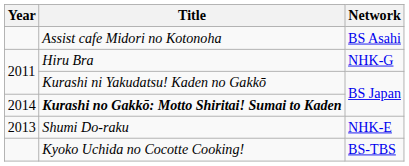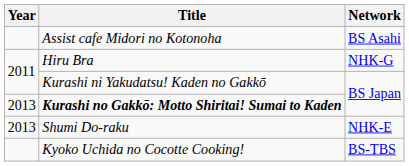(22, 104) 2014 -> (22, 104) 2013
